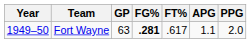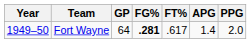(124, 30) 63 -> (124, 30) 64
(208, 30) 1.1 -> (208, 30) 1.4
